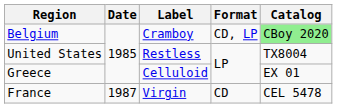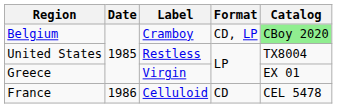(175, 73) Celluloid -> (164, 73) Virgin
(122, 93) 1987 -> (122, 93) 1986
(164, 93) Virgin -> (175, 93) Celluloid
